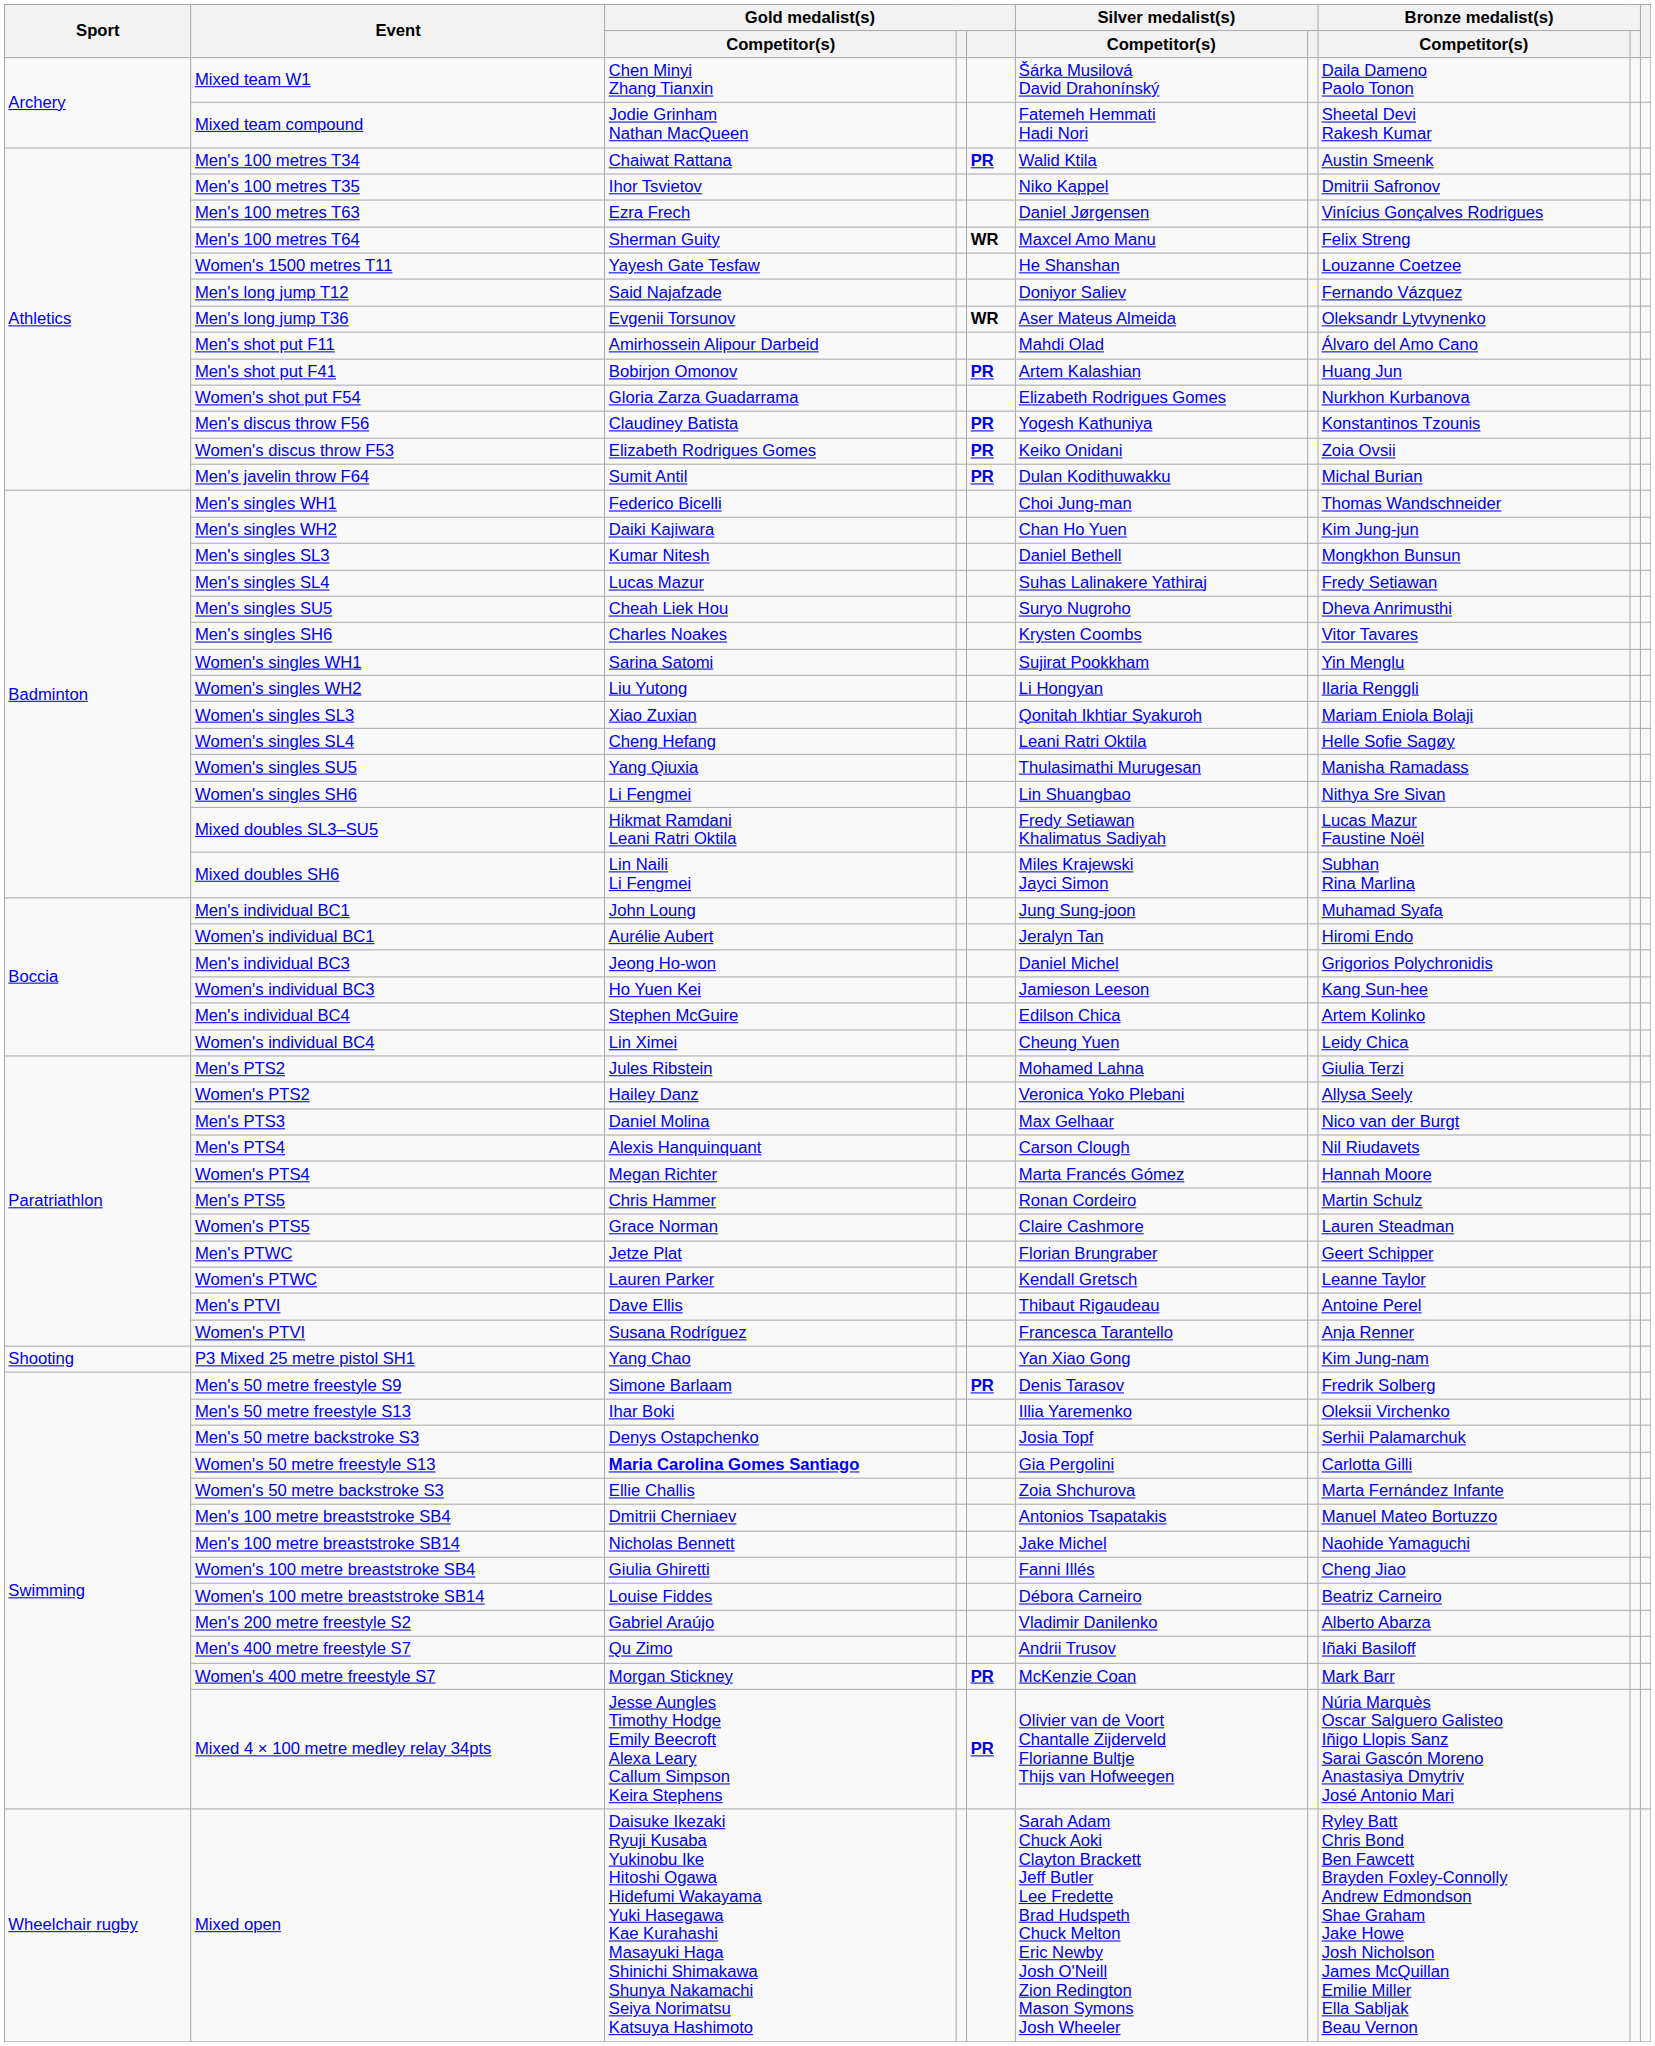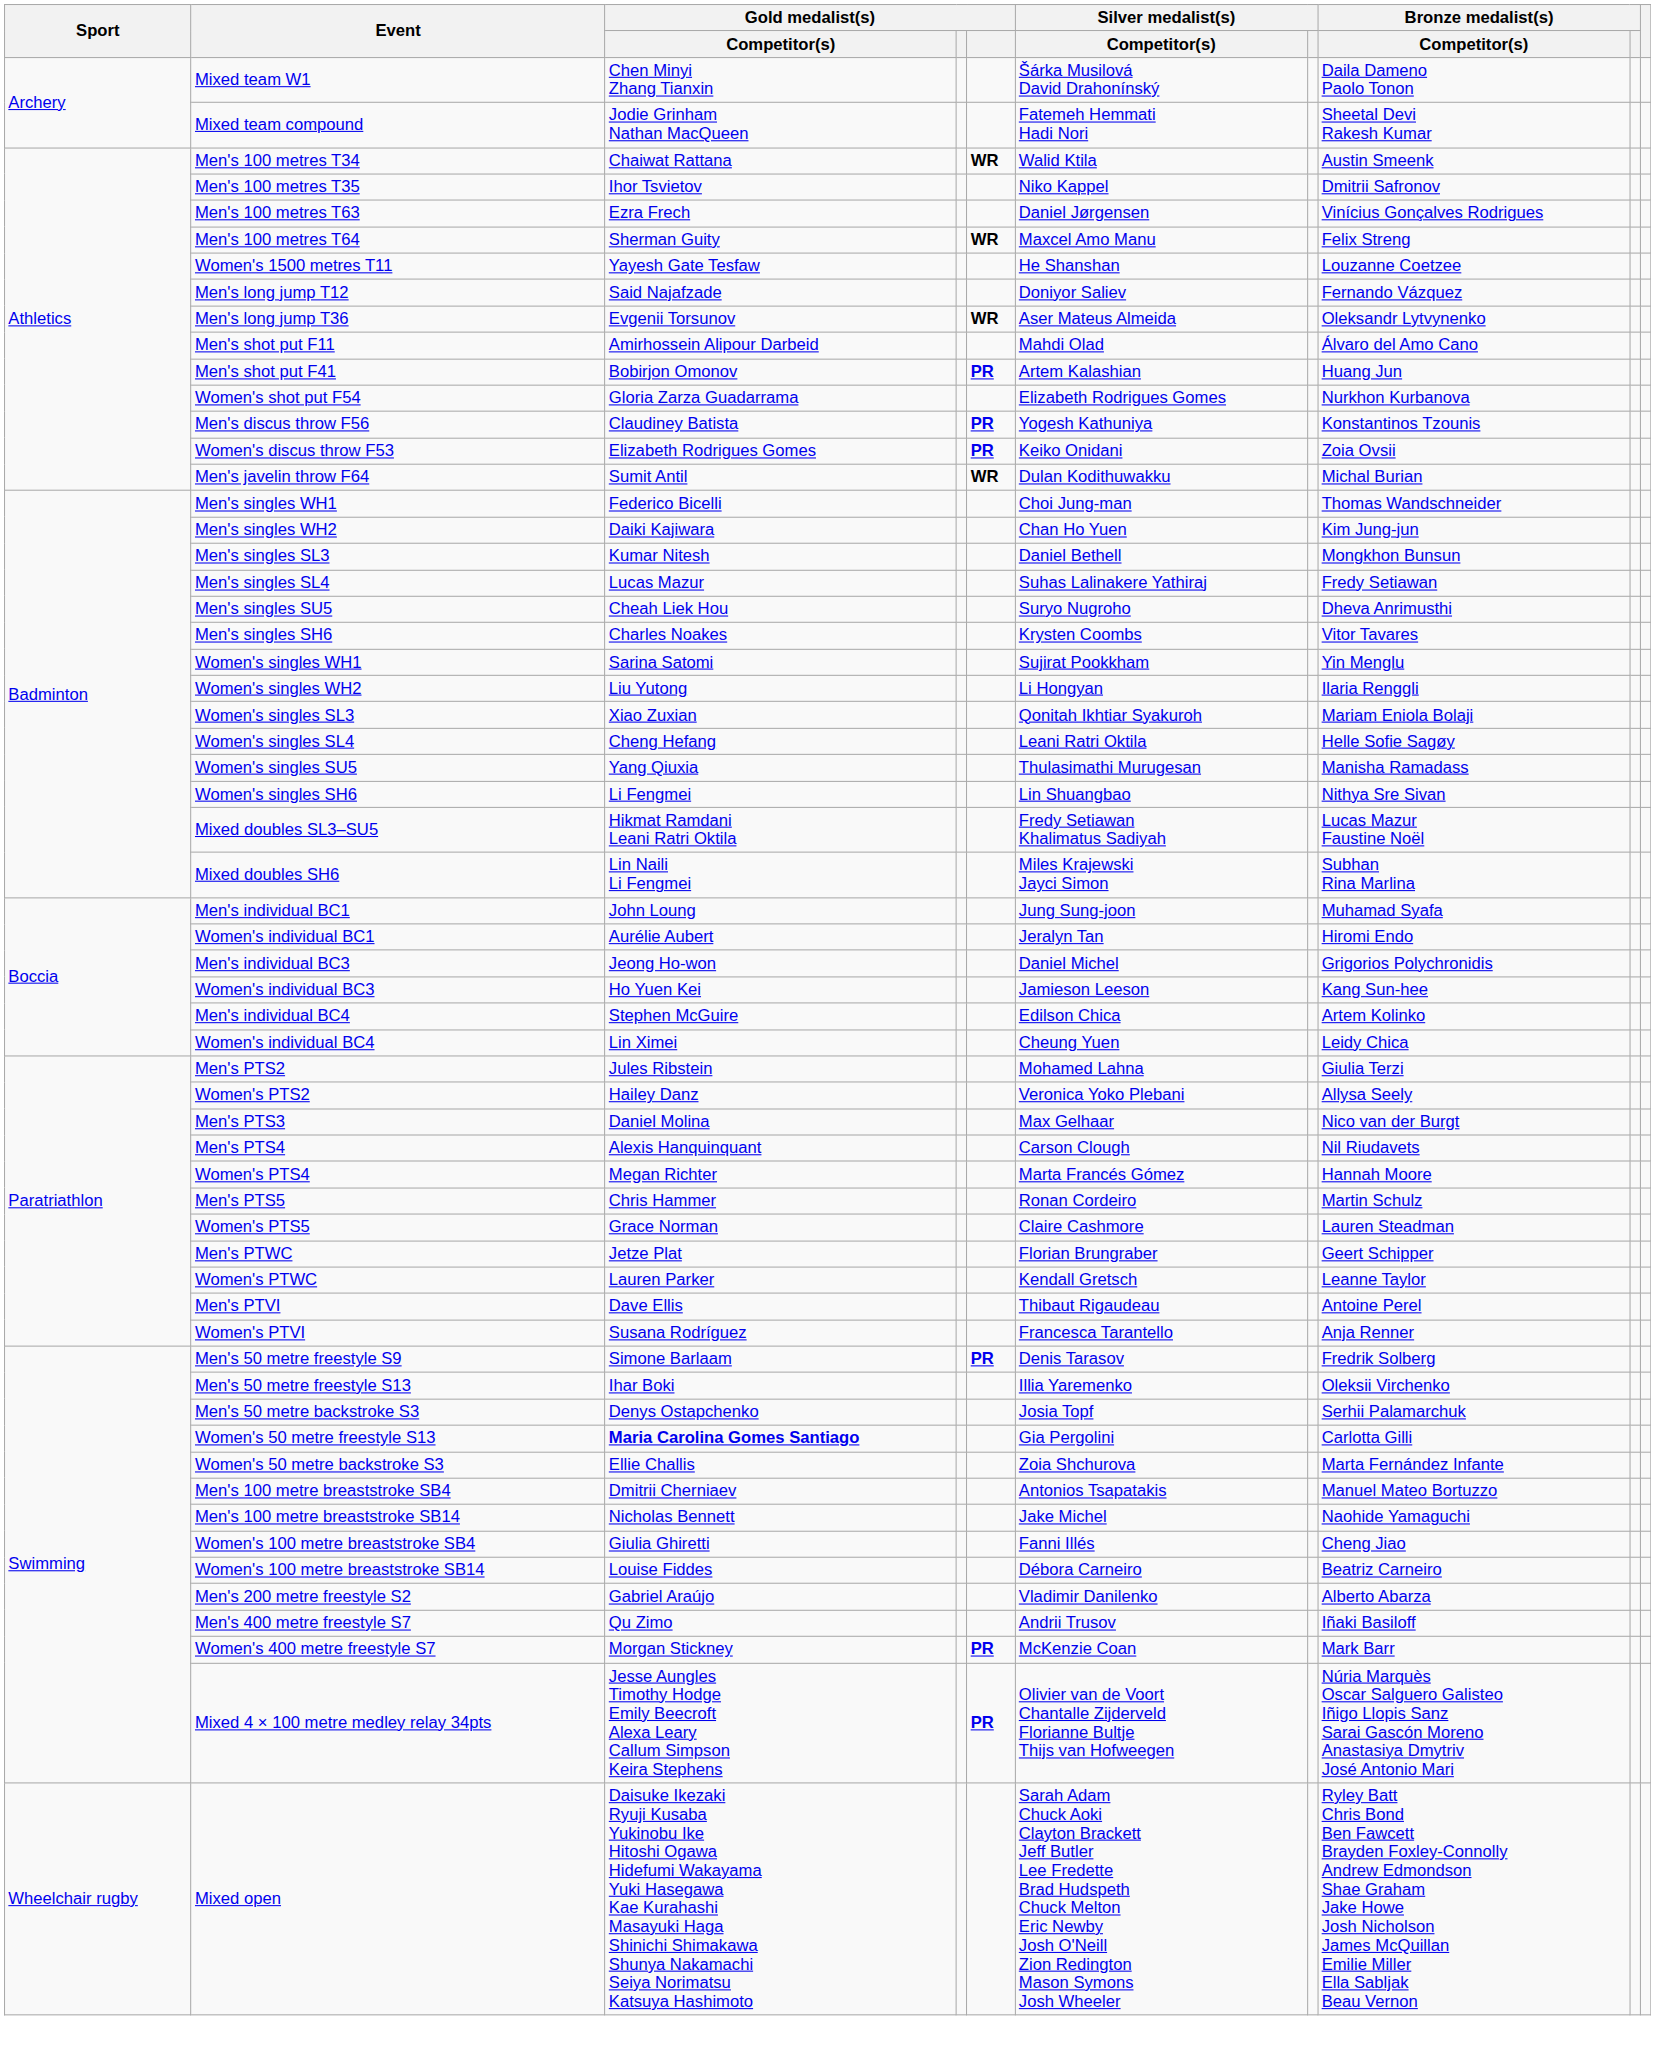(982, 160) PR -> (985, 160) WR
(982, 477) PR -> (985, 477) WR
- row: (305, 1359)
